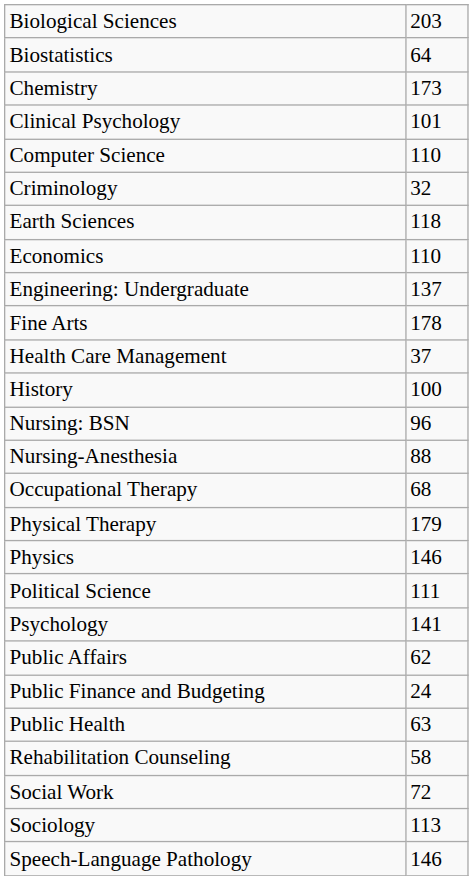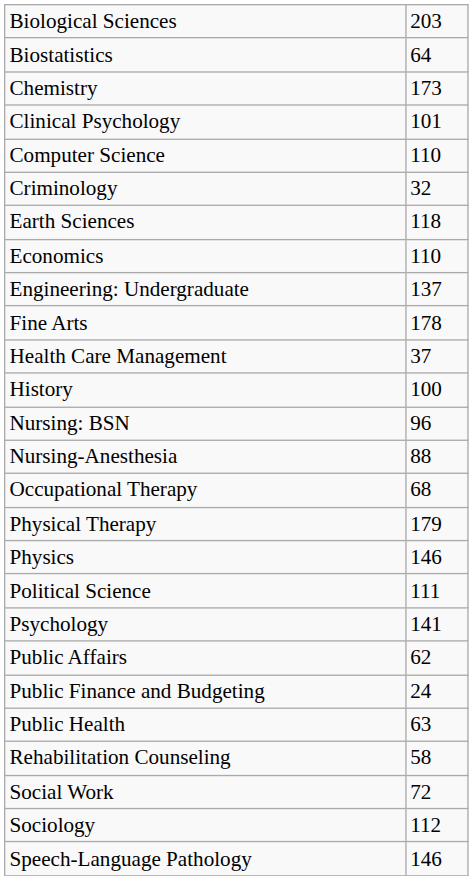(426, 825) 113 -> (426, 825) 112
